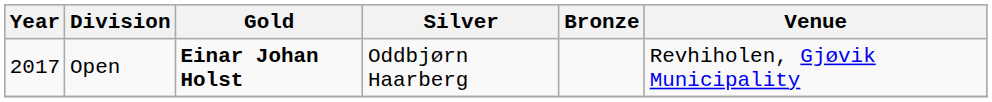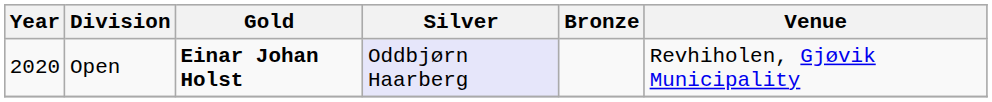(35, 68) 2017 -> (35, 68) 2020
(418, 68) no background -> (418, 68) lavender background
